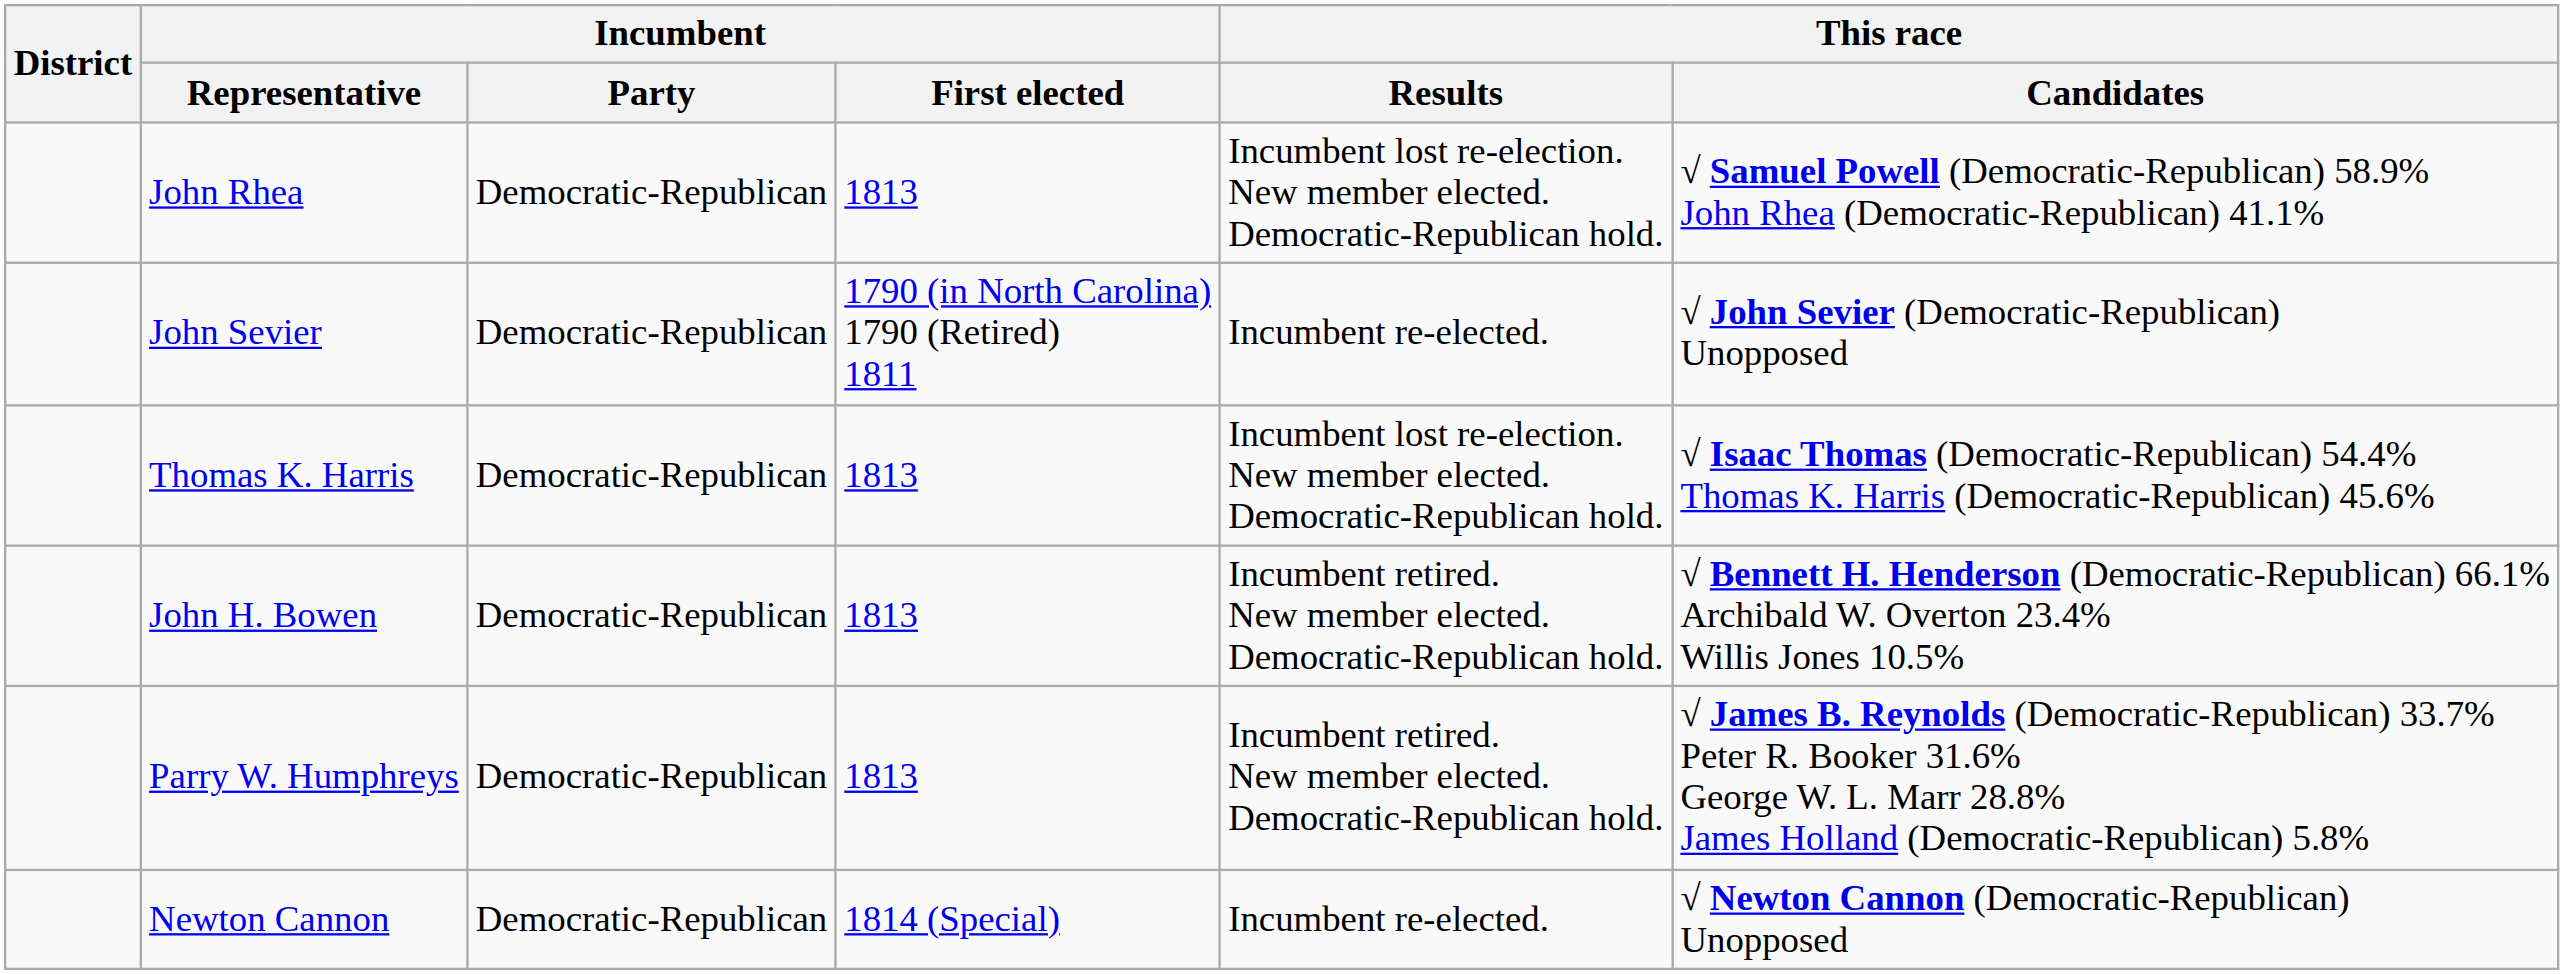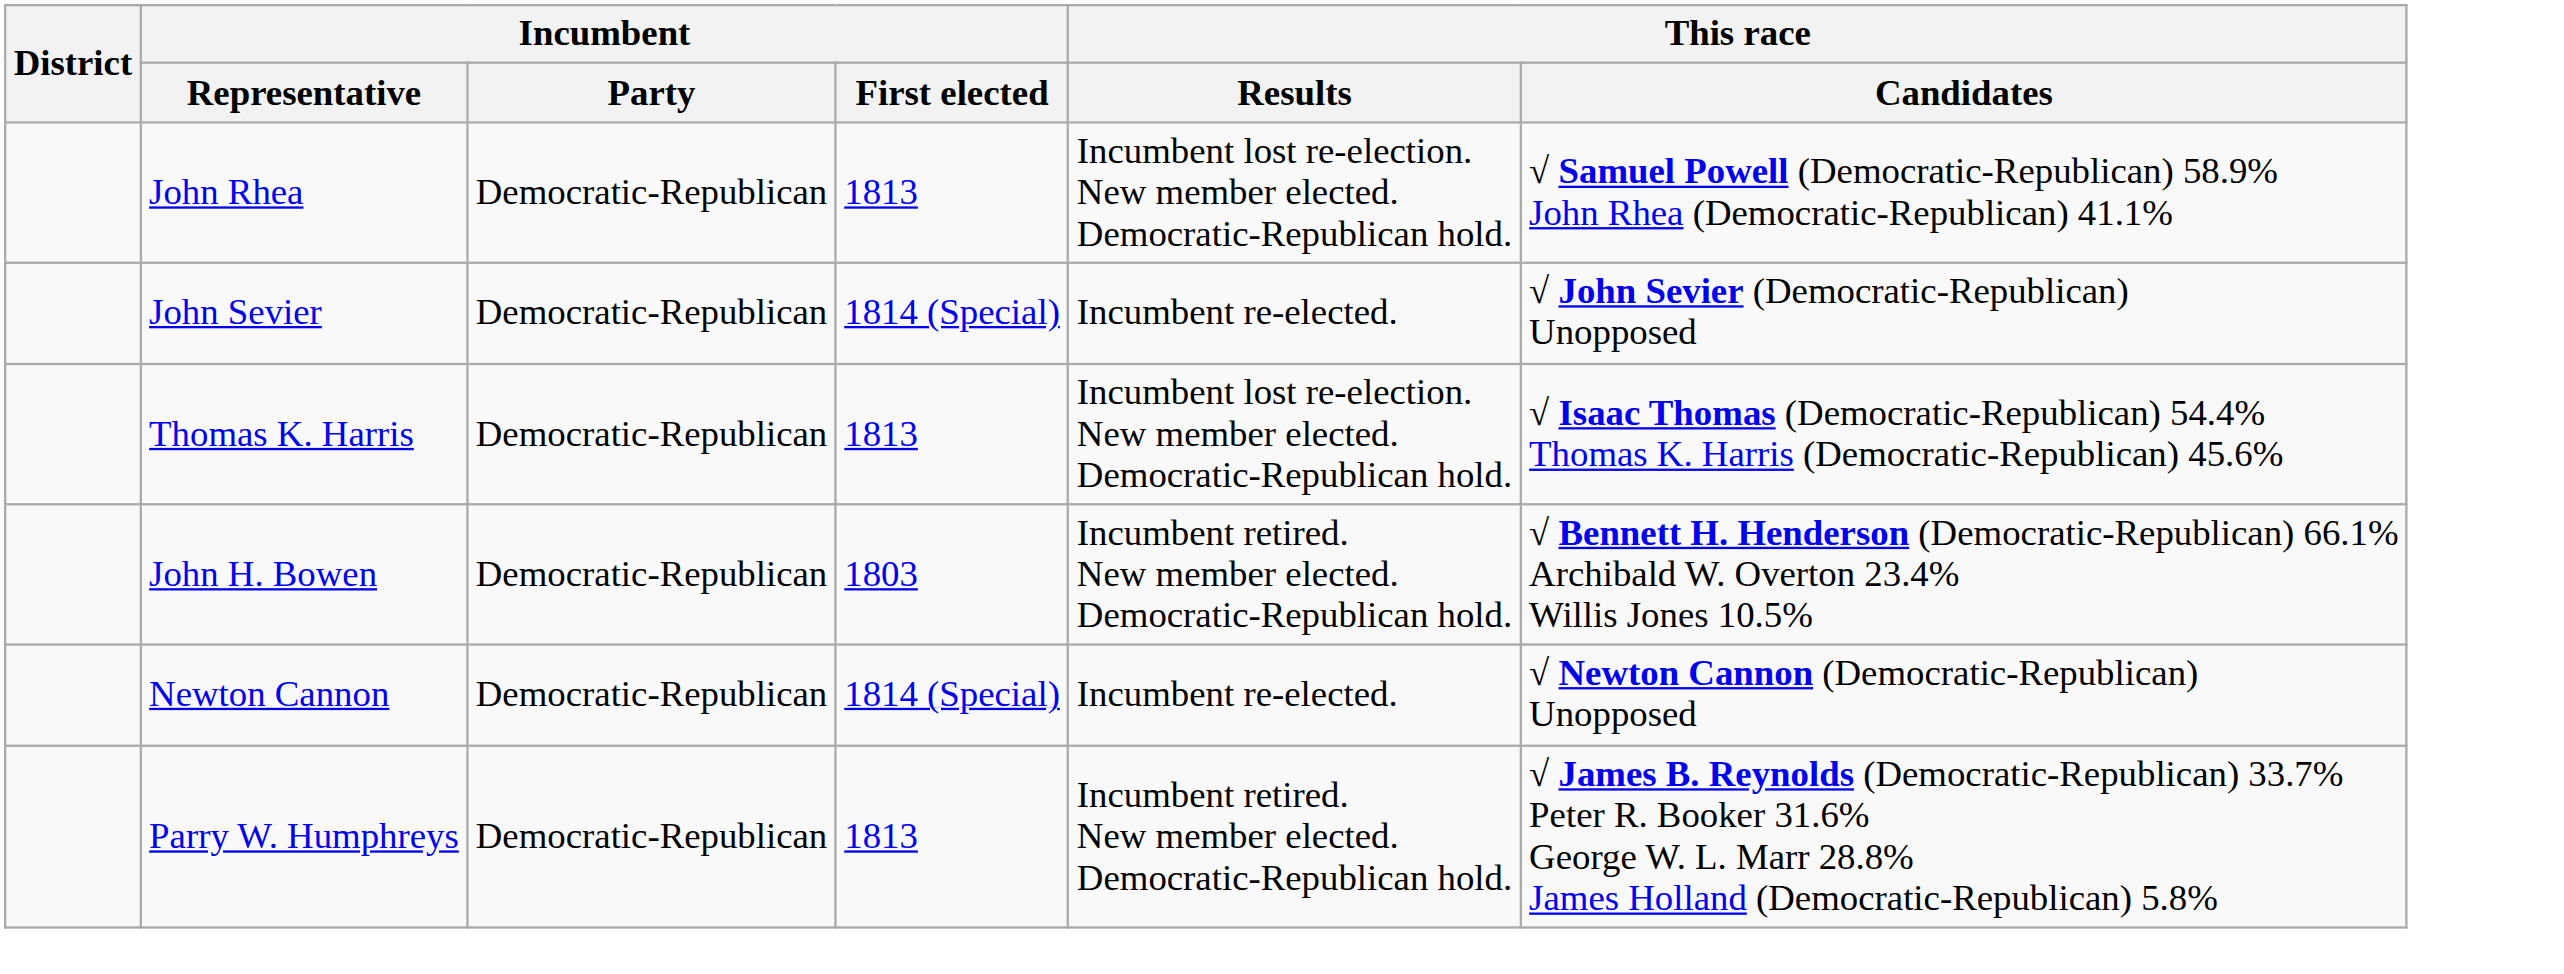(1028, 332) 1790 (in North Carolina) 1790 (Retired) 1811 -> (952, 312) 1814 (Special)
(881, 615) 1813 -> (881, 573) 1803
rows swapped: (269, 918) <-> (304, 777)
